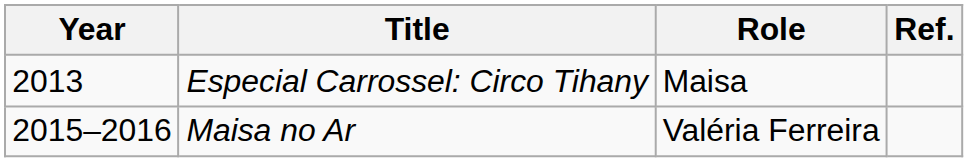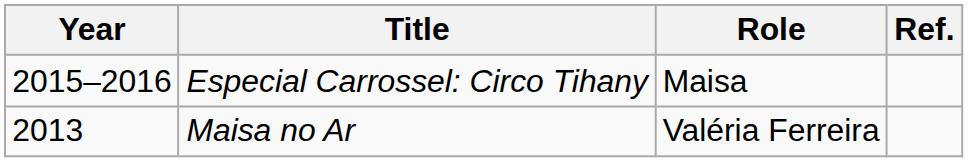(48, 80) 2013 -> (92, 80) 2015–2016
(92, 130) 2015–2016 -> (48, 130) 2013
